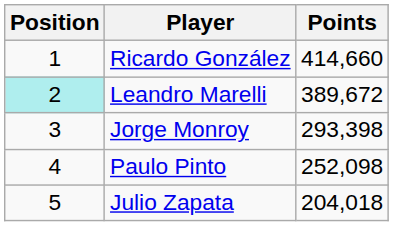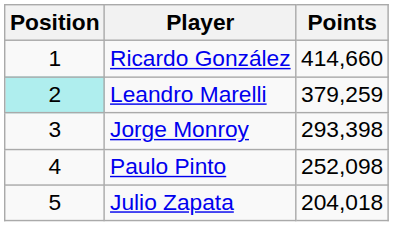(342, 94) 389,672 -> (342, 94) 379,259
